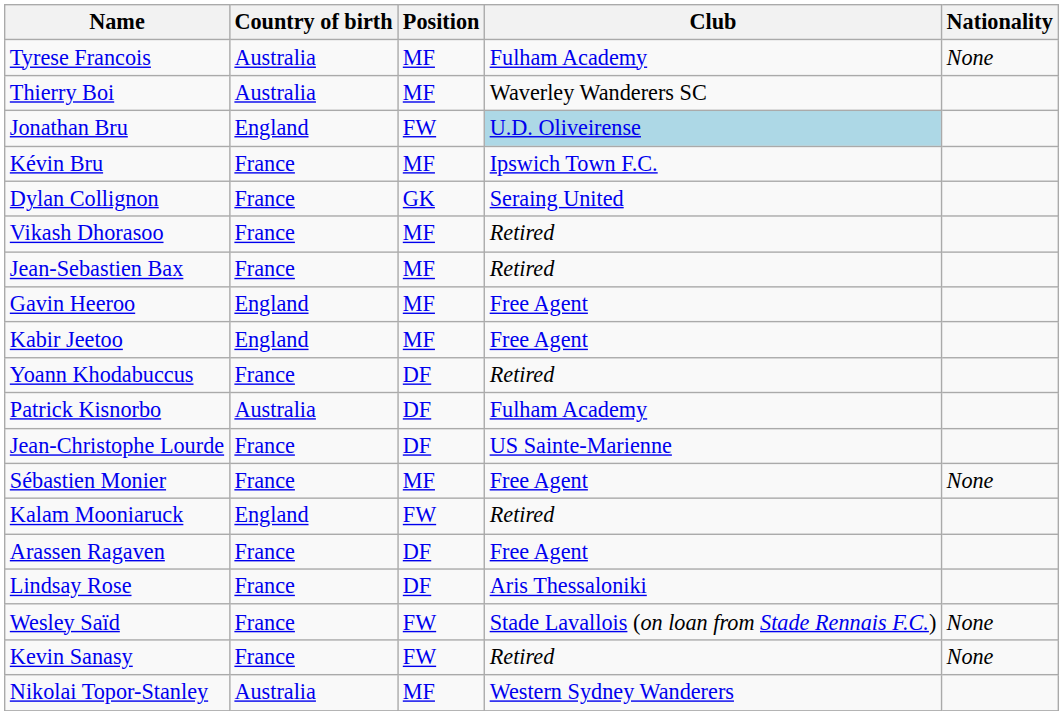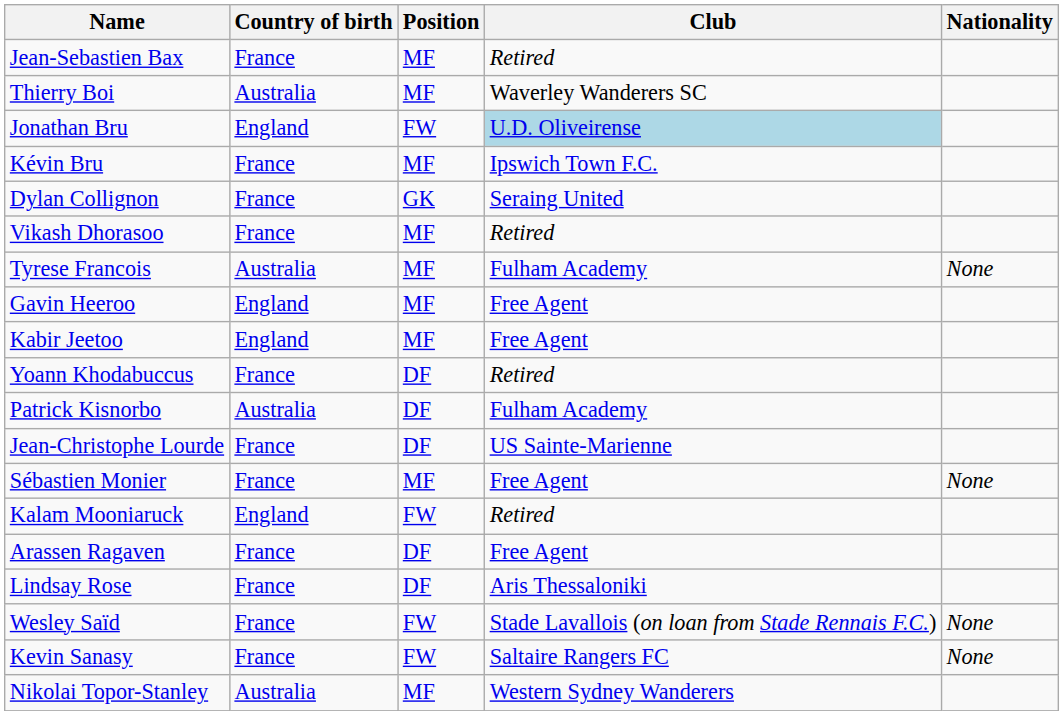rows swapped: (97, 269) <-> (80, 57)
(522, 657) Retired -> (579, 657) Saltaire Rangers FC
